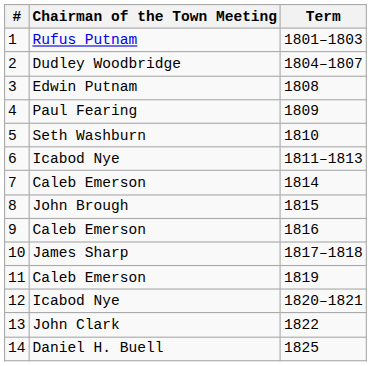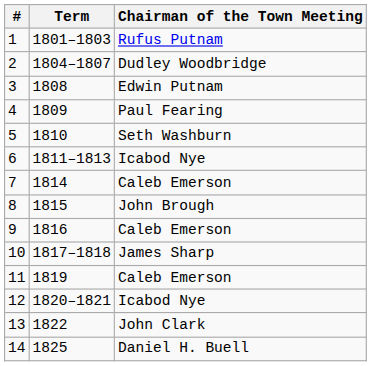columns swapped: (323, 16) <-> (155, 16)
